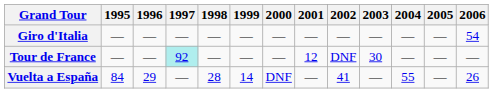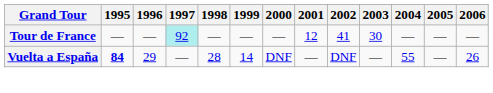- row: (53, 35)
(343, 56) DNF -> (343, 35) 41
(117, 77) normal -> (117, 56) bold
(343, 77) 41 -> (343, 56) DNF
